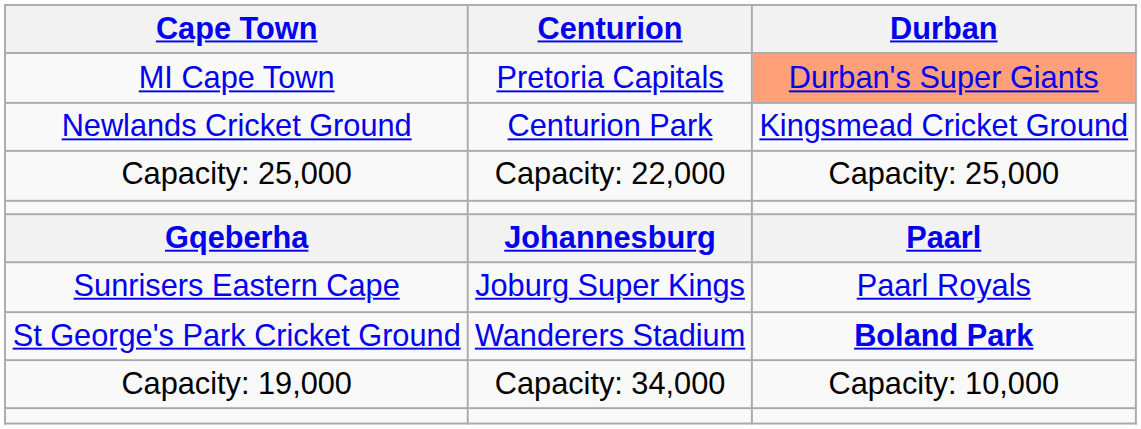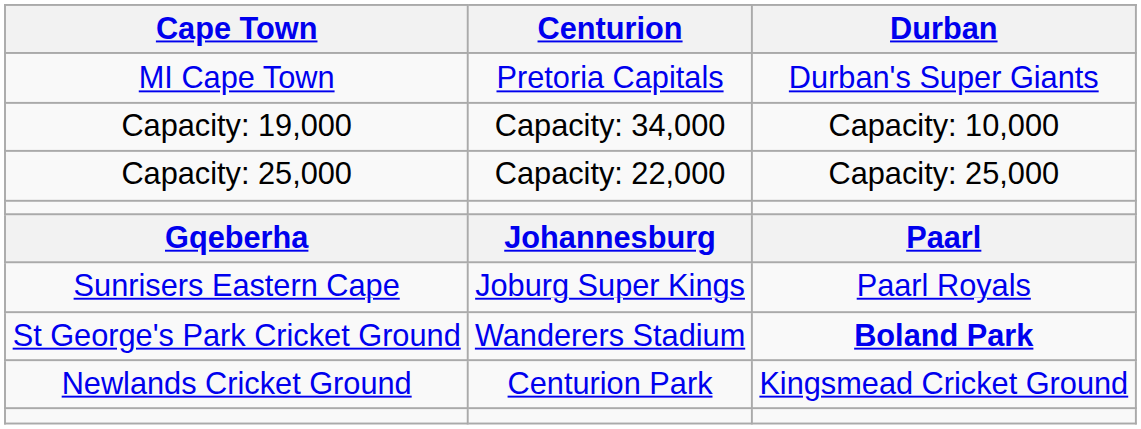(944, 77) lightsalmon background -> (944, 77) no background
rows swapped: (237, 126) <-> (237, 384)
